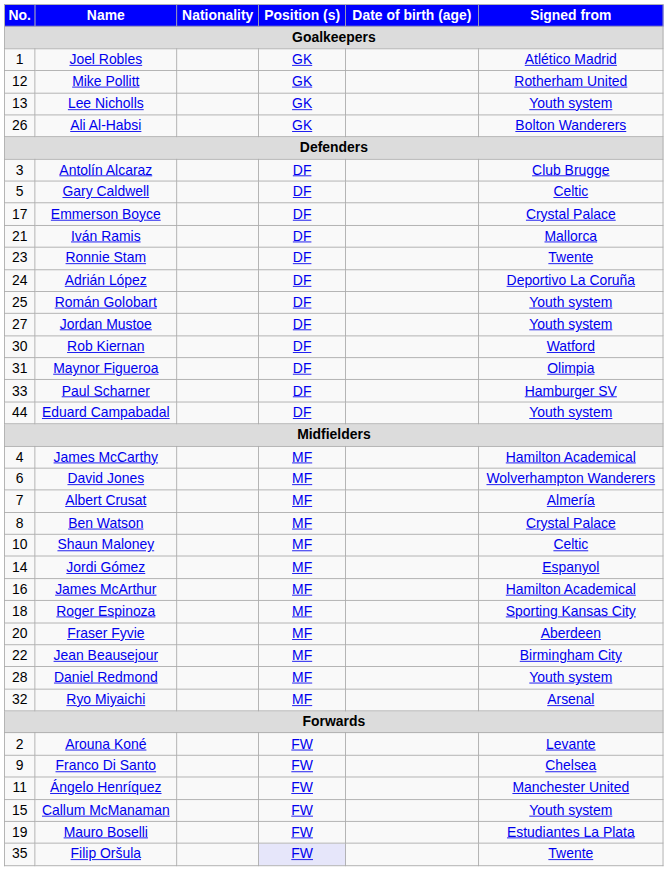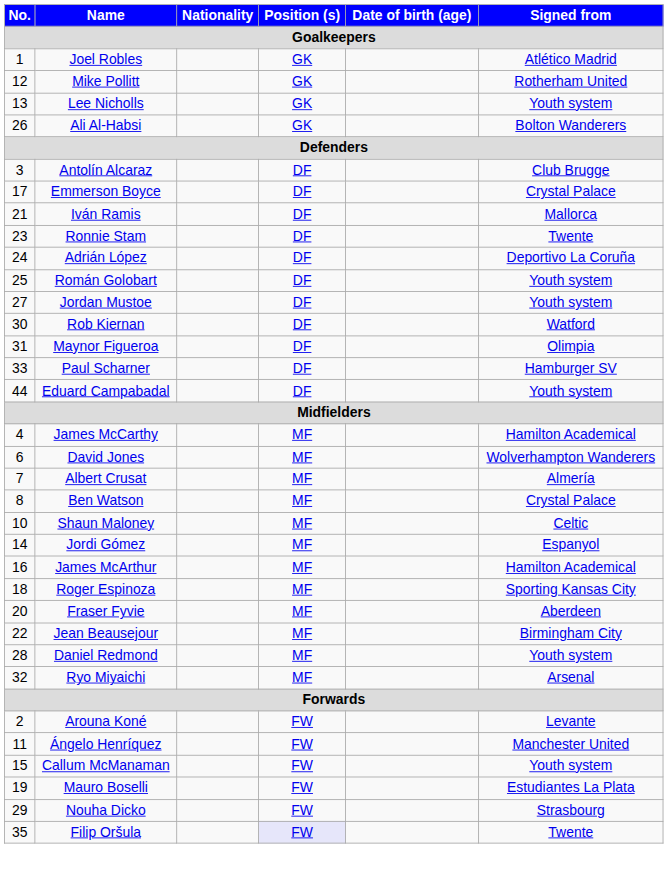- row: (106, 192)
- row: (106, 766)
+ row: (106, 810)
